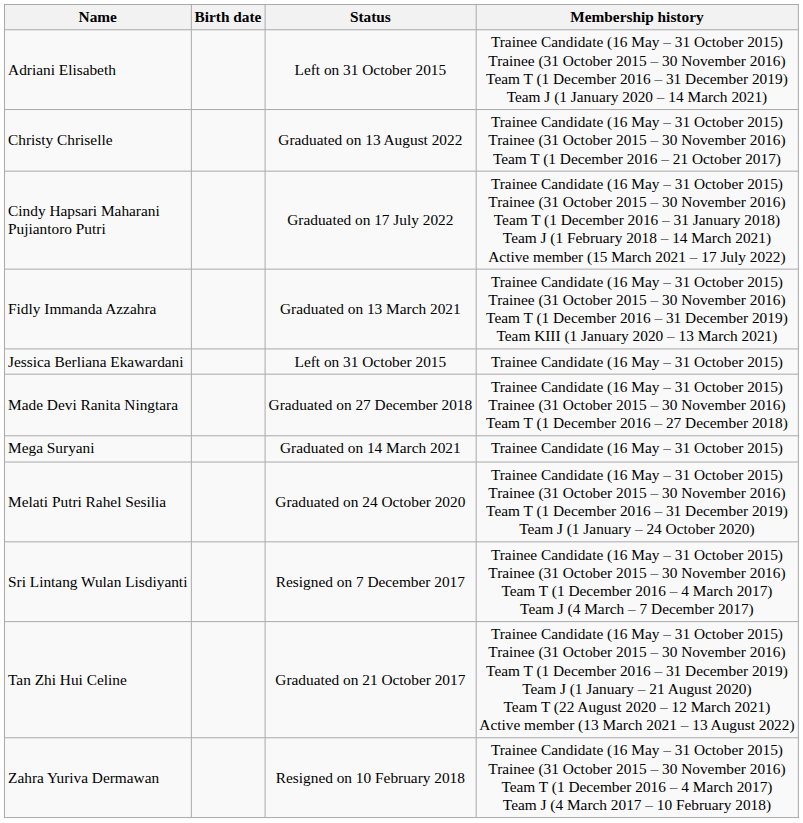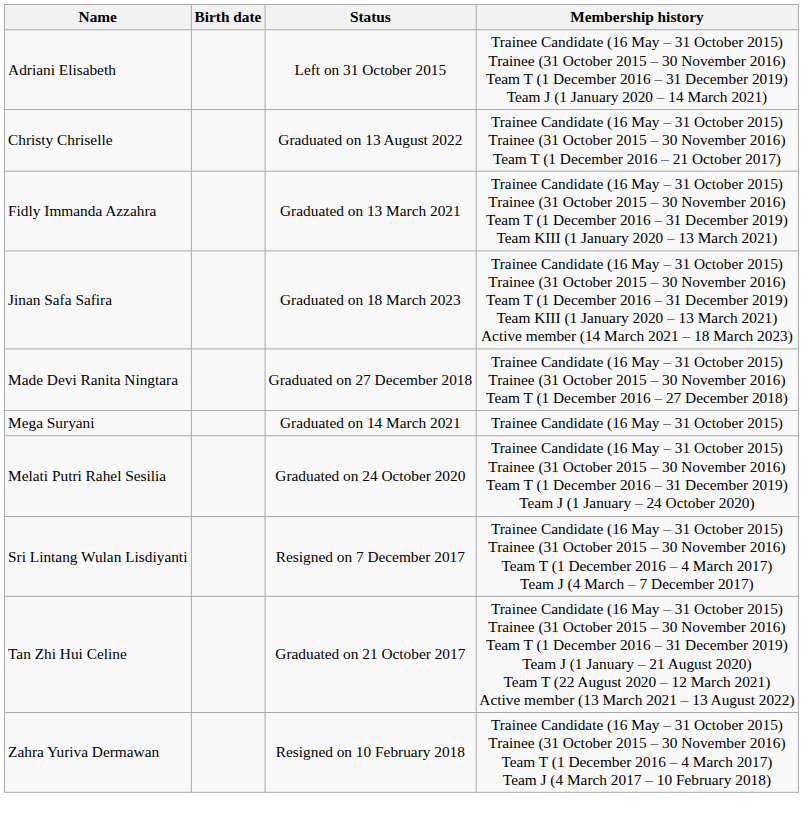- row: (84, 220)
- row: (96, 362)
+ row: (60, 300)
